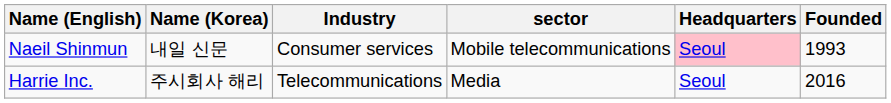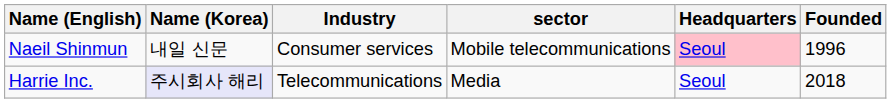(825, 49) 1993 -> (825, 49) 1996
(207, 81) no background -> (207, 81) lavender background
(825, 81) 2016 -> (825, 81) 2018
